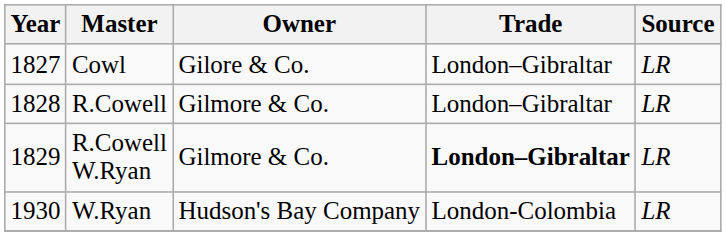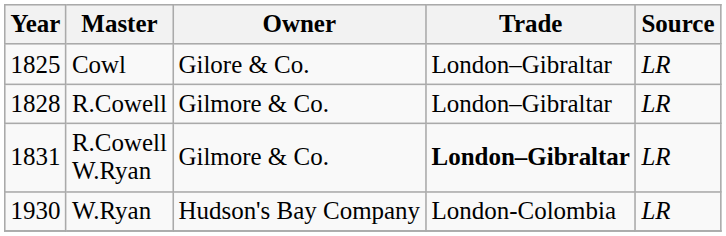(35, 63) 1827 -> (35, 63) 1825
(35, 157) 1829 -> (35, 157) 1831
